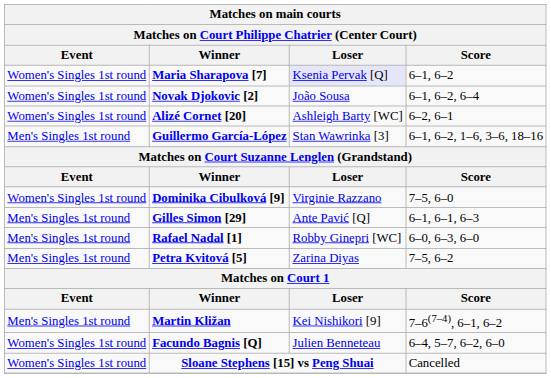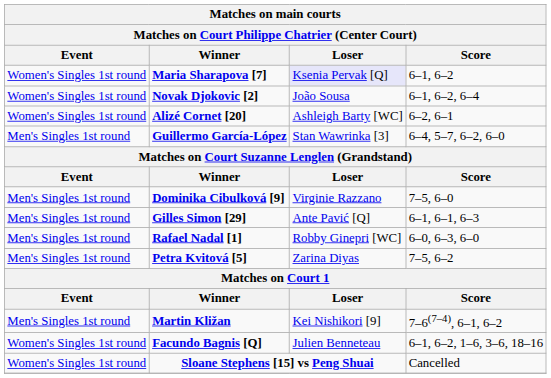(476, 136) 6–1, 6–2, 1–6, 3–6, 18–16 -> (457, 136) 6–4, 5–7, 6–2, 6–0
(77, 197) Women's Singles 1st round -> (69, 197) Men's Singles 1st round
(457, 342) 6–4, 5–7, 6–2, 6–0 -> (476, 342) 6–1, 6–2, 1–6, 3–6, 18–16
